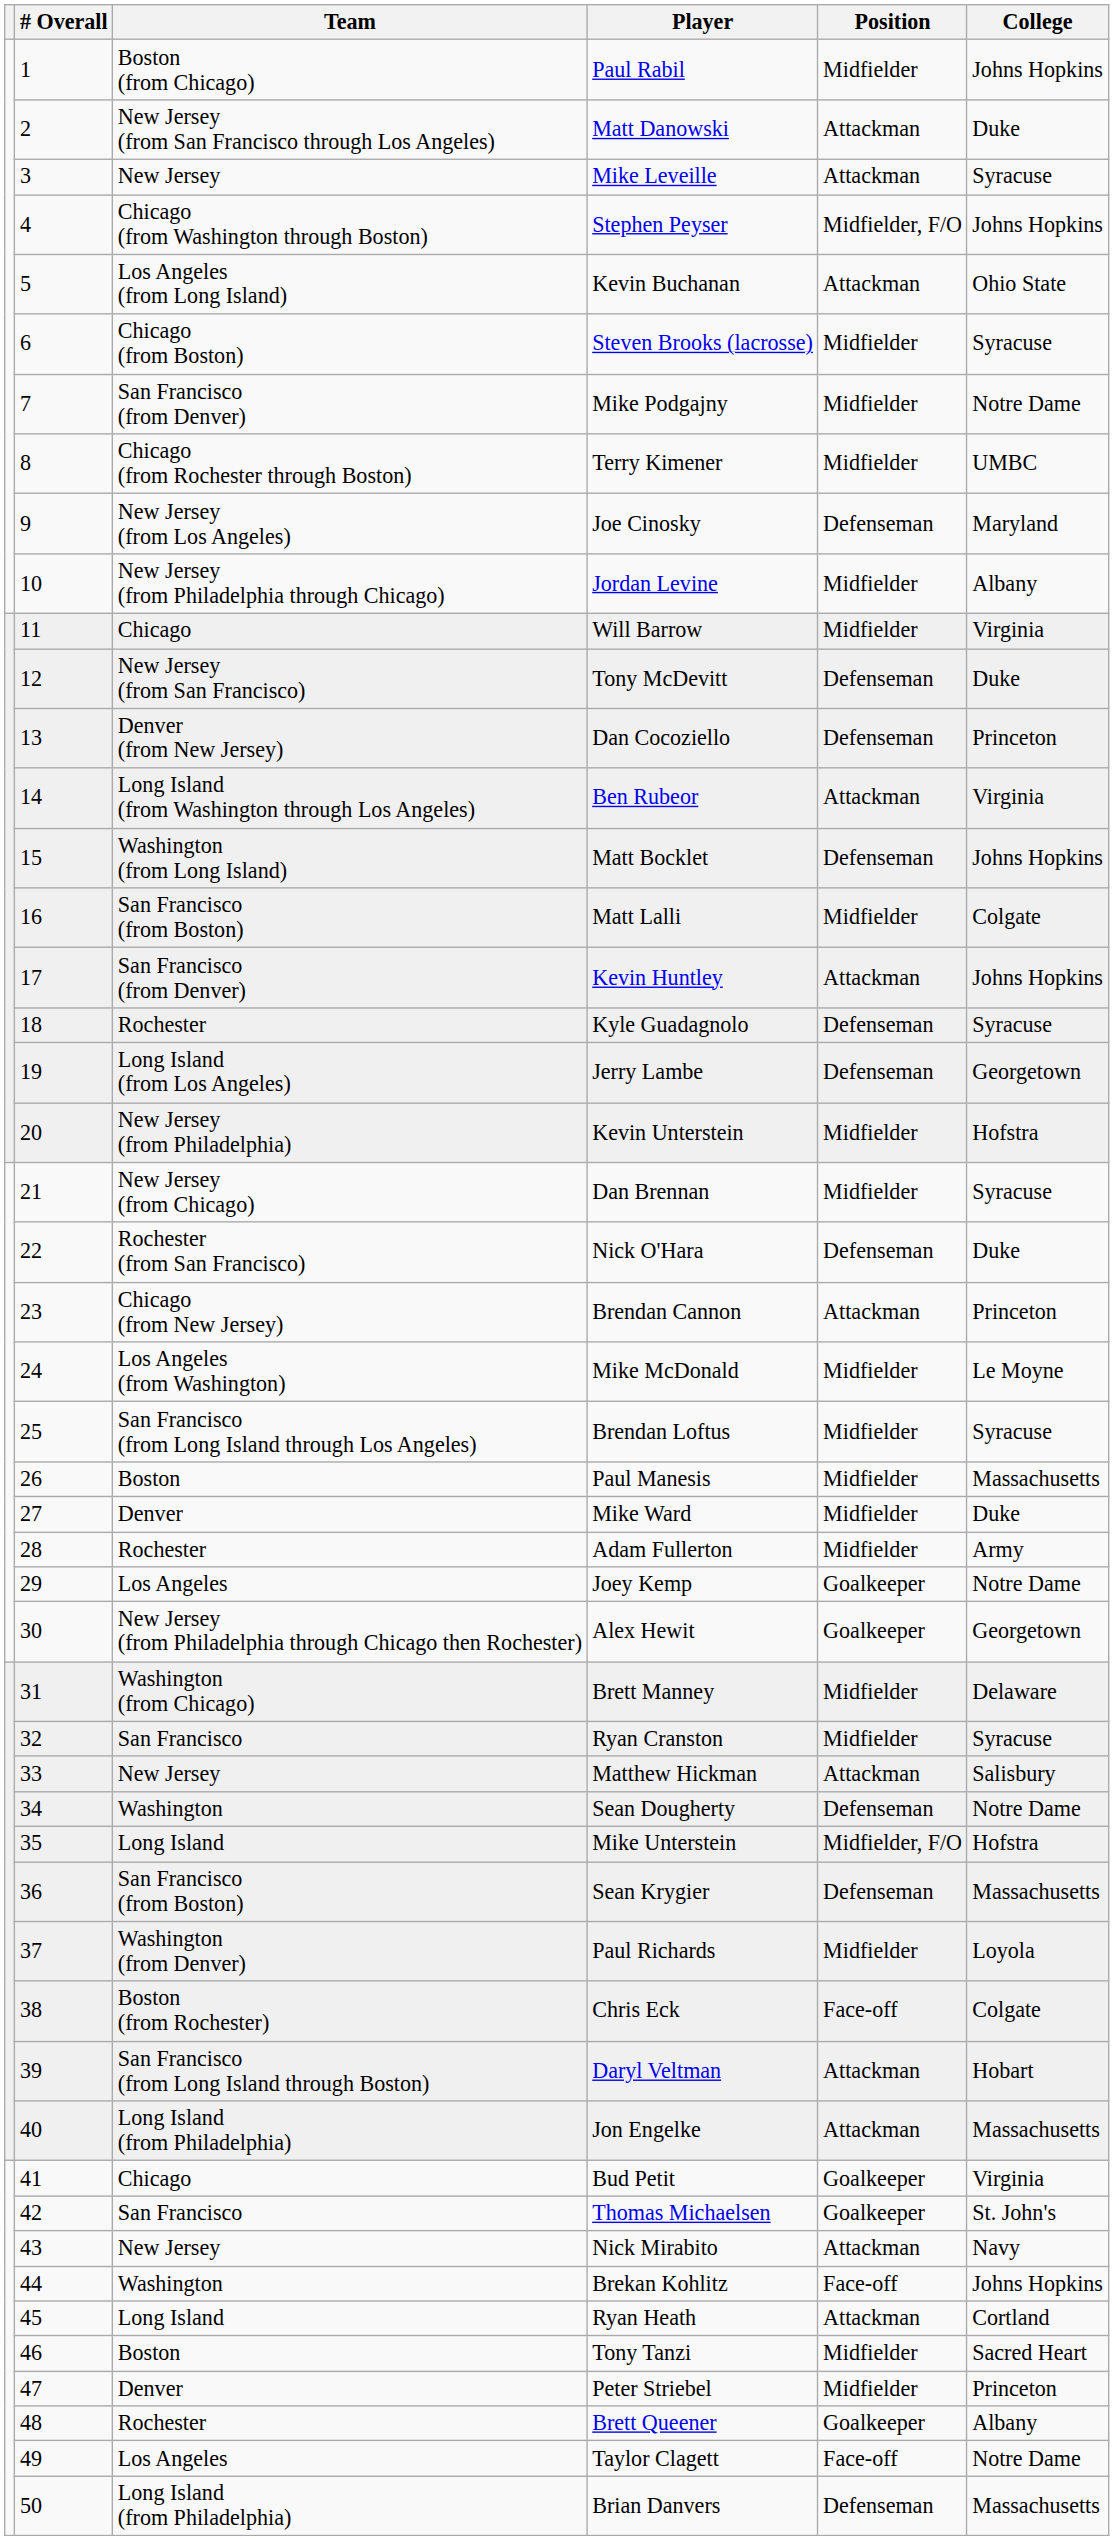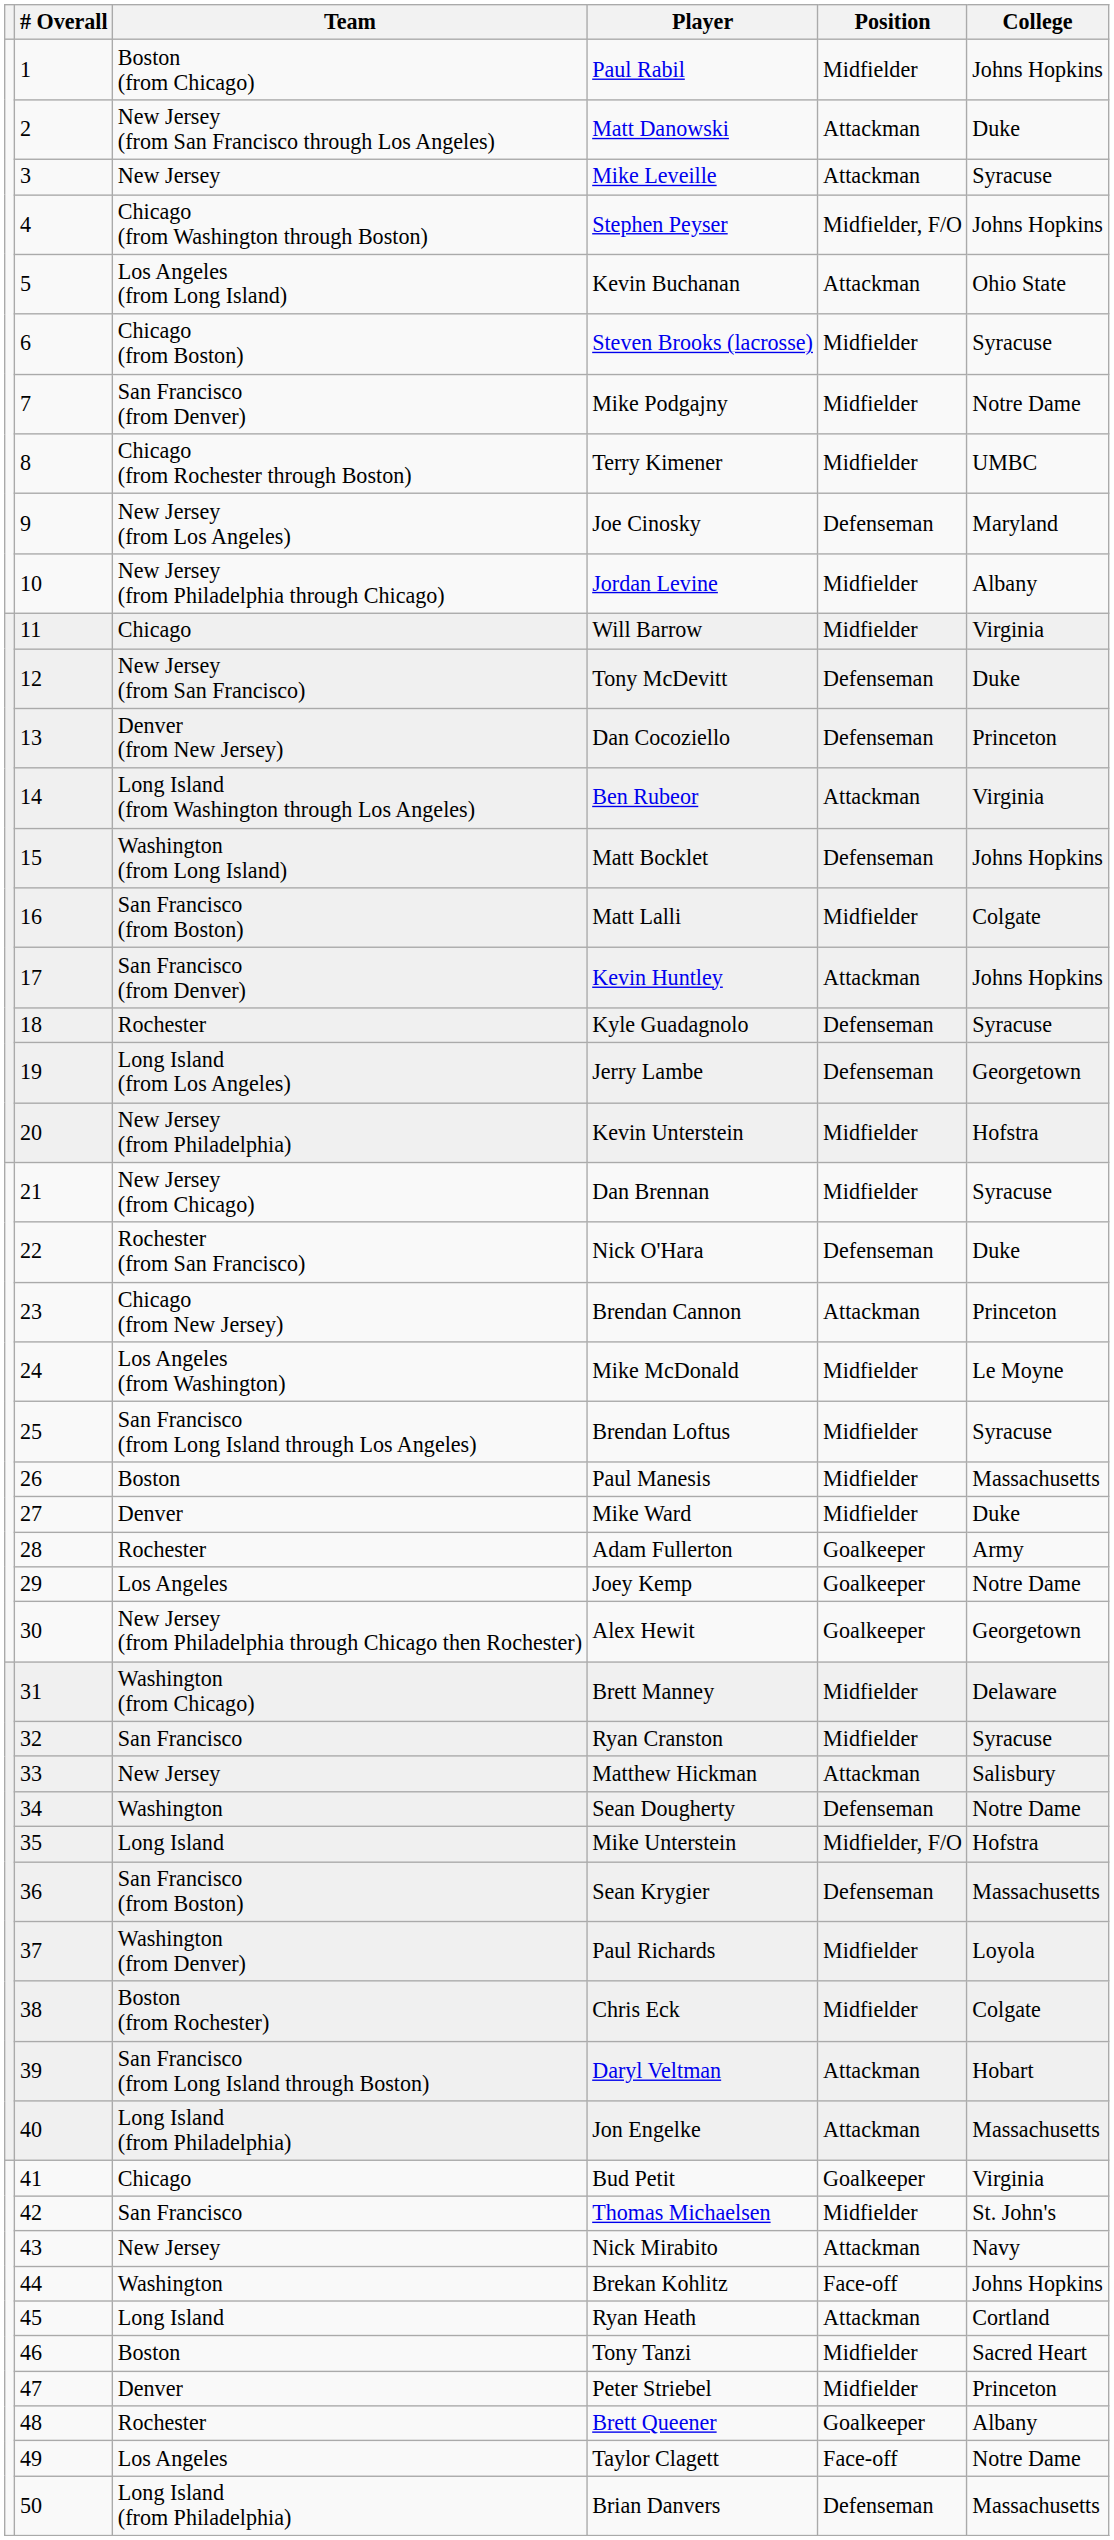(870, 1548) Midfielder -> (874, 1548) Goalkeeper
(860, 2010) Face-off -> (870, 2010) Midfielder
(874, 2213) Goalkeeper -> (870, 2213) Midfielder
